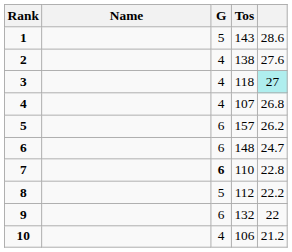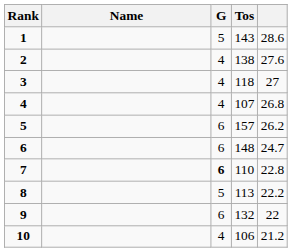(272, 82) paleturquoise background -> (272, 82) no background
(244, 192) 112 -> (244, 192) 113
